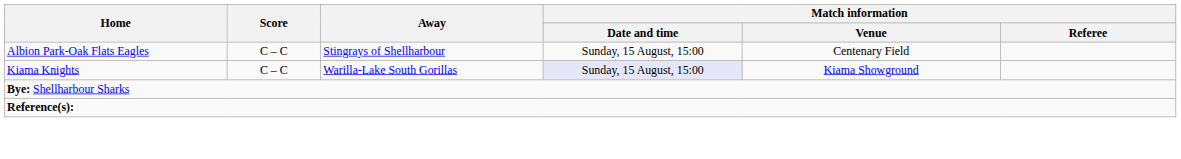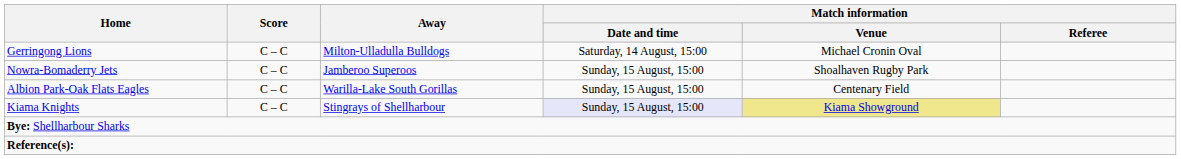+ row: (49, 51)
+ row: (62, 70)
(384, 51) Stingrays of Shellharbour -> (390, 88) Warilla-Lake South Gorillas
(390, 70) Warilla-Lake South Gorillas -> (384, 107) Stingrays of Shellharbour
(871, 70) no background -> (871, 107) khaki background
